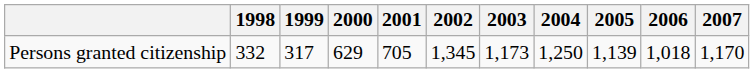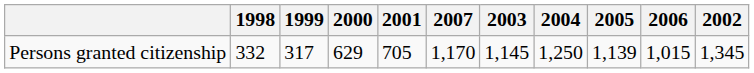columns swapped: (453, 20) <-> (722, 20)
(507, 51) 1,173 -> (507, 51) 1,145
(668, 51) 1,018 -> (668, 51) 1,015
